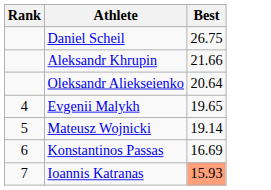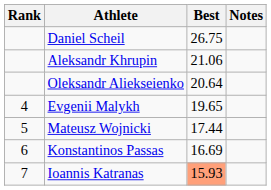+ column: (246, 15)
(207, 60) 21.66 -> (207, 60) 21.06
(207, 128) 19.14 -> (207, 128) 17.44
